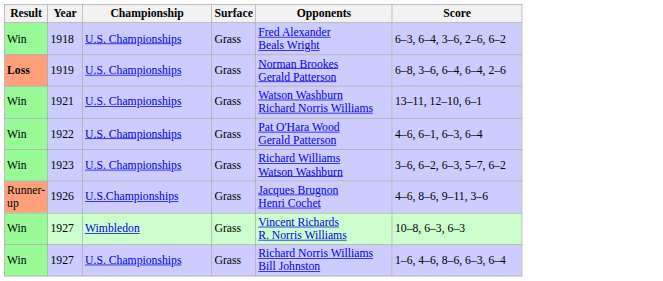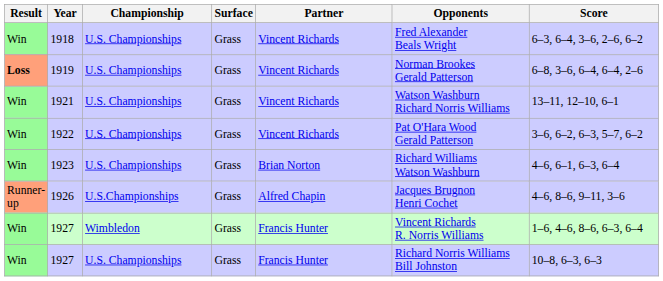+ column: (324, 13)
(439, 133) 4–6, 6–1, 6–3, 6–4 -> (587, 133) 3–6, 6–2, 6–3, 5–7, 6–2
(450, 165) 3–6, 6–2, 6–3, 5–7, 6–2 -> (576, 165) 4–6, 6–1, 6–3, 6–4
(430, 228) 10–8, 6–3, 6–3 -> (587, 228) 1–6, 4–6, 8–6, 6–3, 6–4
(450, 260) 1–6, 4–6, 8–6, 6–3, 6–4 -> (567, 260) 10–8, 6–3, 6–3
